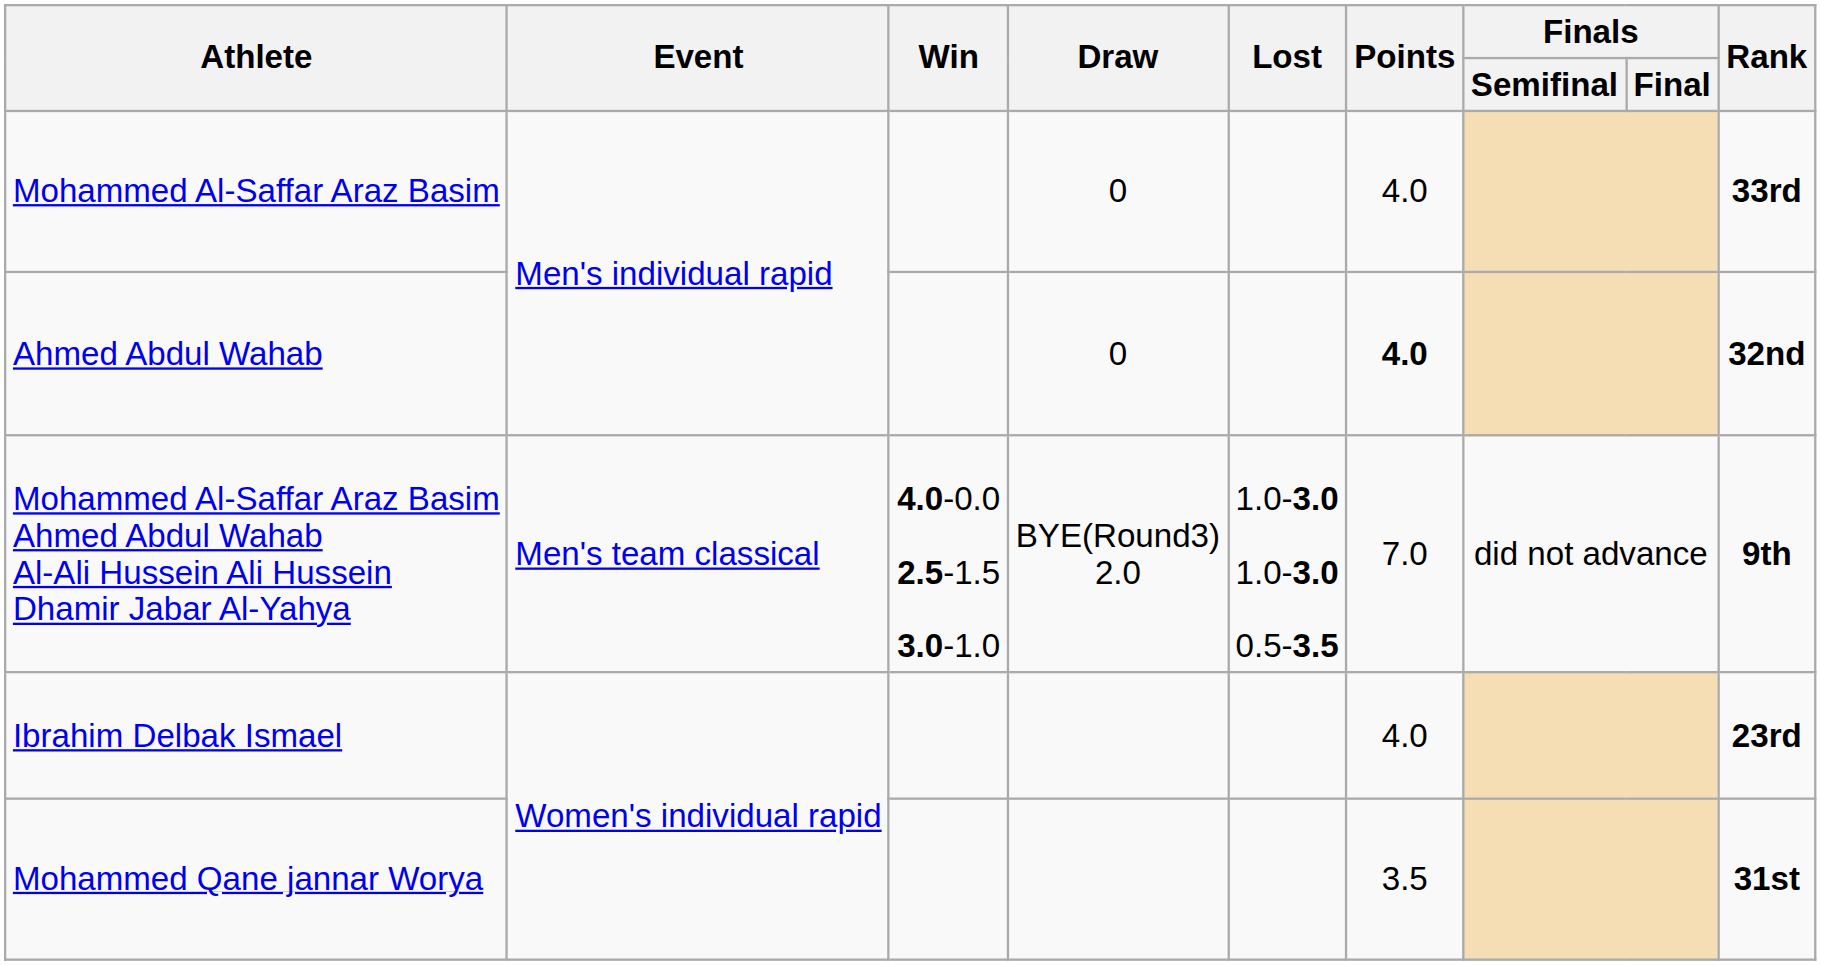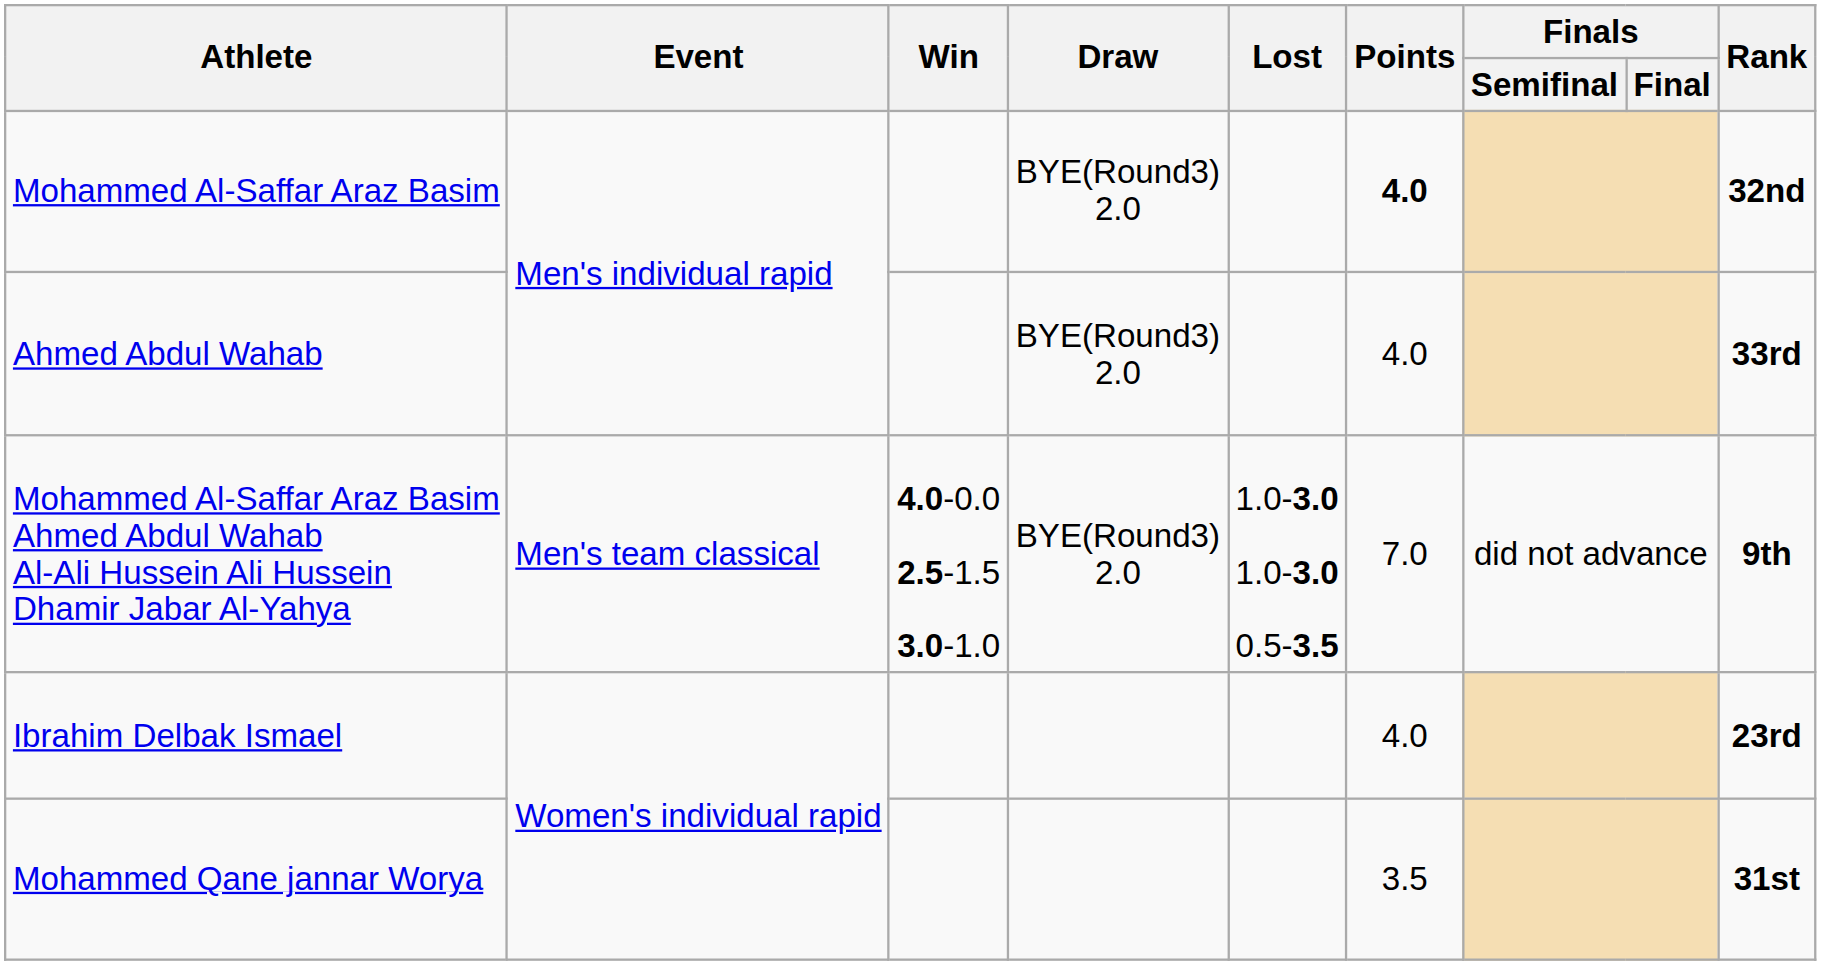(1118, 192) 0 -> (1118, 192) BYE(Round3) 2.0
(1405, 192) normal -> (1405, 192) bold
(1767, 192) 33rd -> (1767, 192) 32nd
(1118, 354) 0 -> (1118, 354) BYE(Round3) 2.0
(1405, 354) bold -> (1405, 354) normal
(1767, 354) 32nd -> (1767, 354) 33rd
